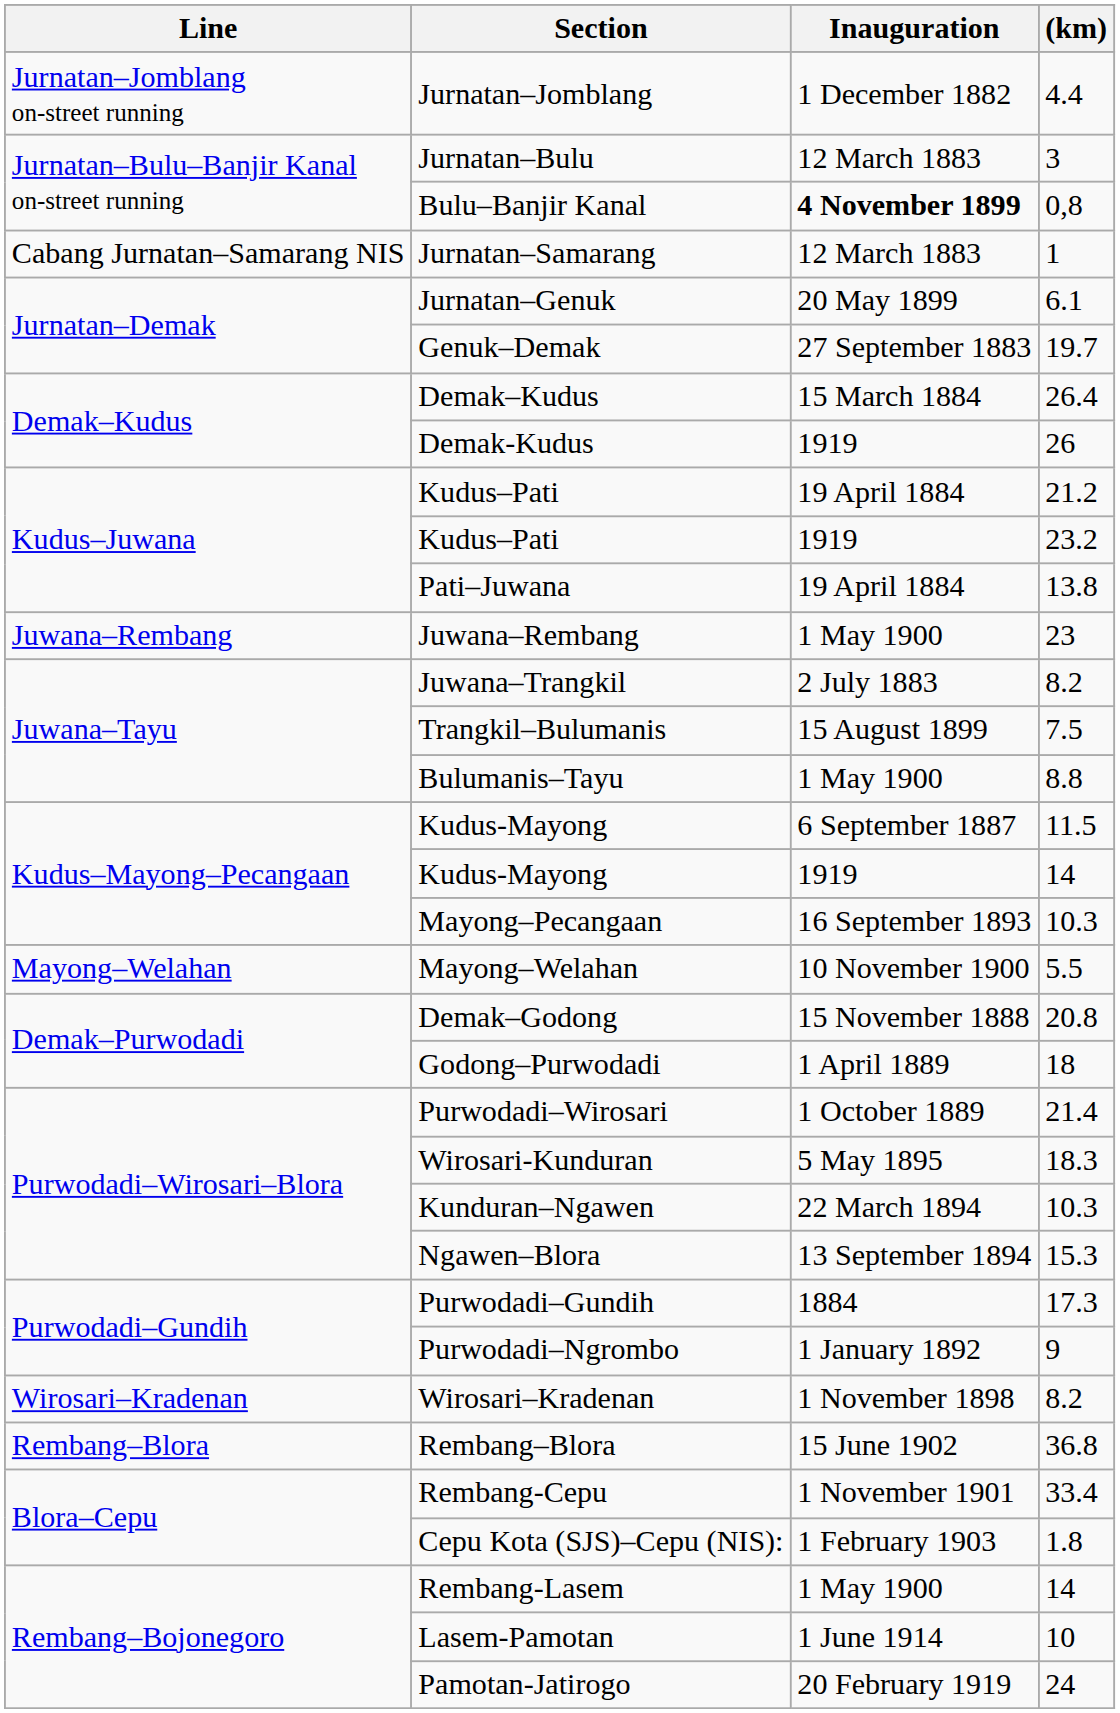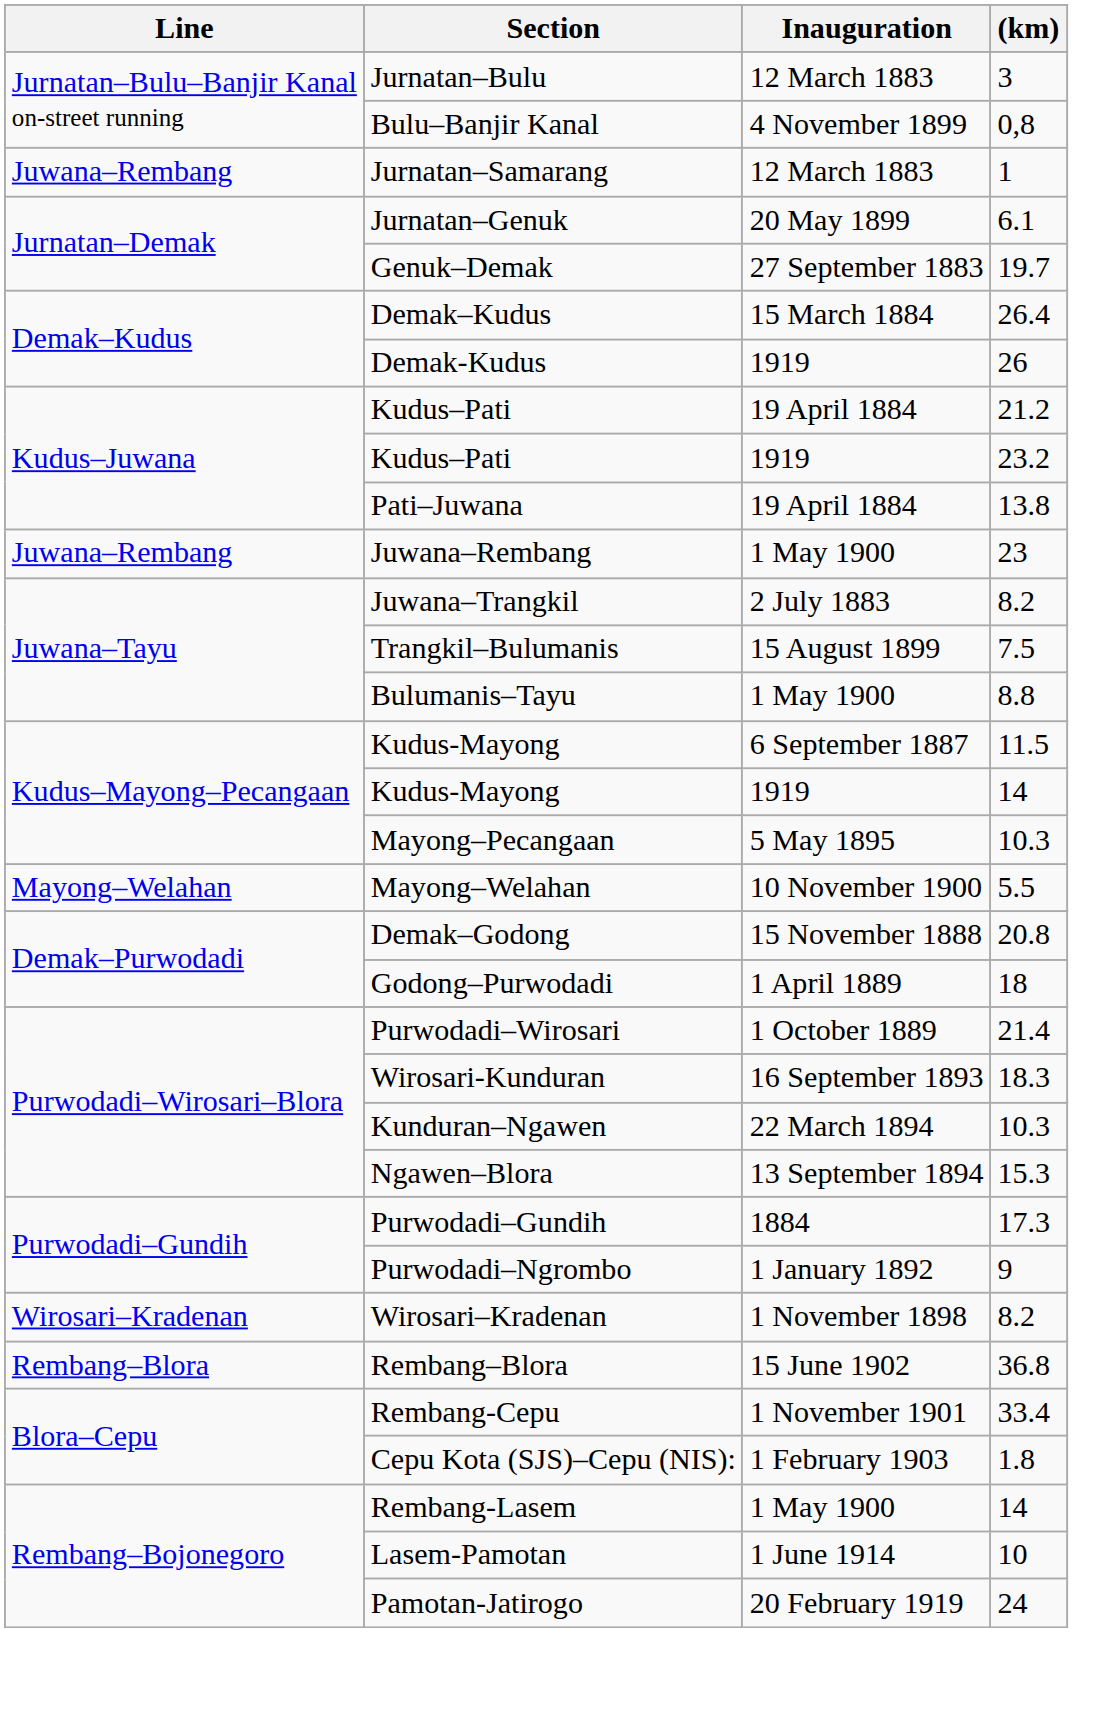- row: (535, 92)
(909, 205) bold -> (858, 123) normal
(208, 253) Cabang Jurnatan–Samarang NIS -> (122, 171) Juwana–Rembang
(914, 920) 16 September 1893 -> (822, 839) 5 May 1895
(870, 1159) 5 May 1895 -> (867, 1077) 16 September 1893
